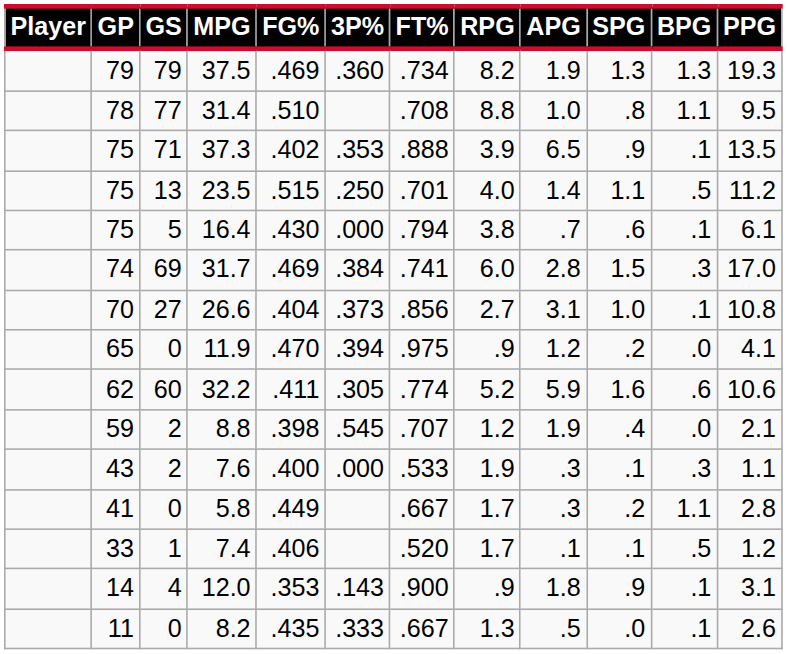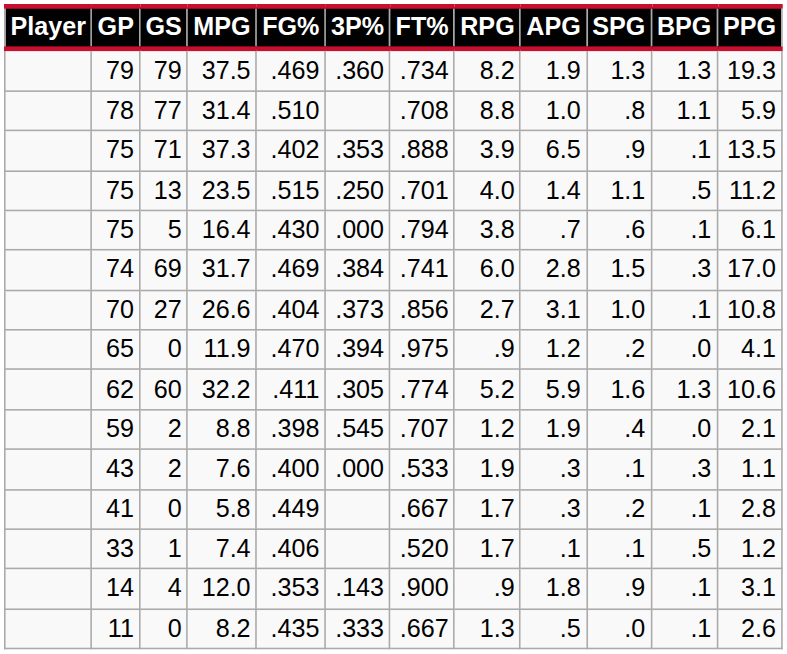(759, 110) 9.5 -> (759, 110) 5.9
(701, 389) .6 -> (694, 389) 1.3
(694, 508) 1.1 -> (701, 508) .1
